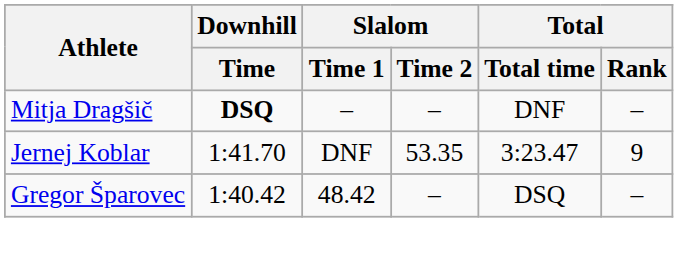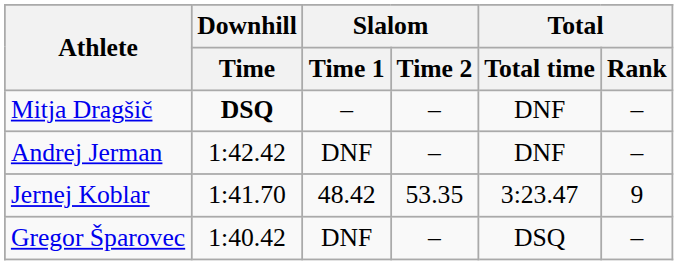+ row: (87, 152)
(347, 152) DNF -> (347, 195) 48.42
(347, 195) 48.42 -> (347, 237) DNF
